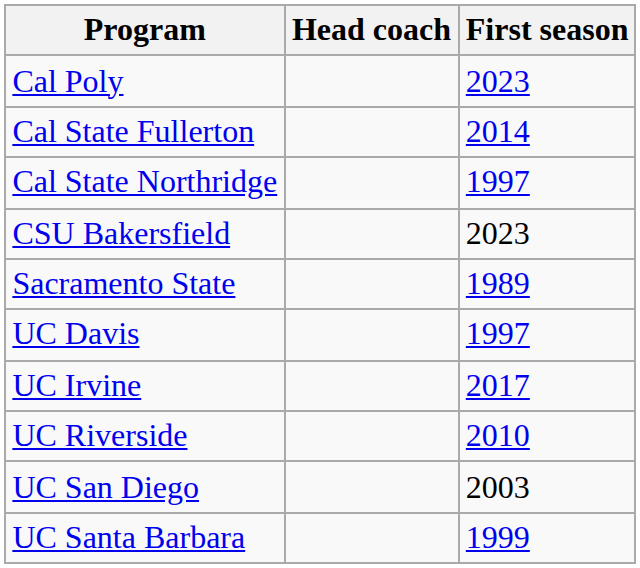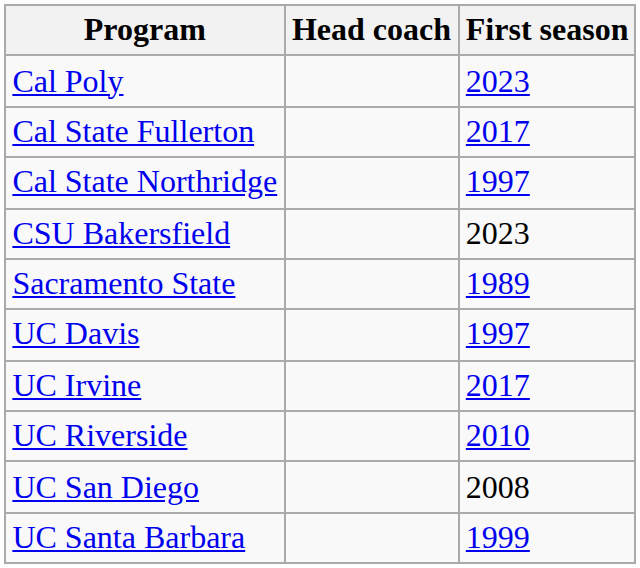(498, 131) 2014 -> (498, 131) 2017
(498, 486) 2003 -> (498, 486) 2008
